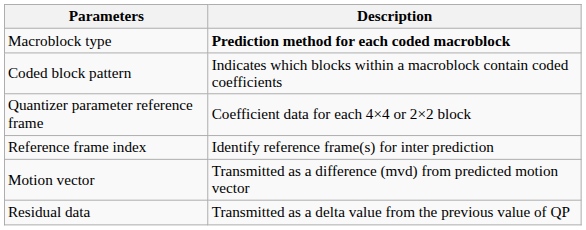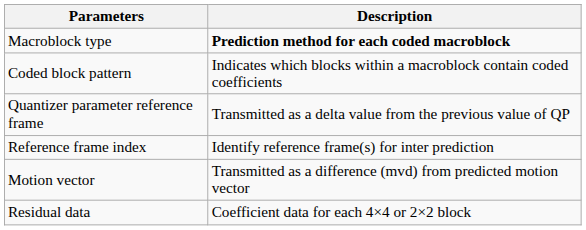(341, 114) Coefficient data for each 4×4 or 2×2 block -> (391, 114) Transmitted as a delta value from the previous value of QP
(391, 212) Transmitted as a delta value from the previous value of QP -> (341, 212) Coefficient data for each 4×4 or 2×2 block
